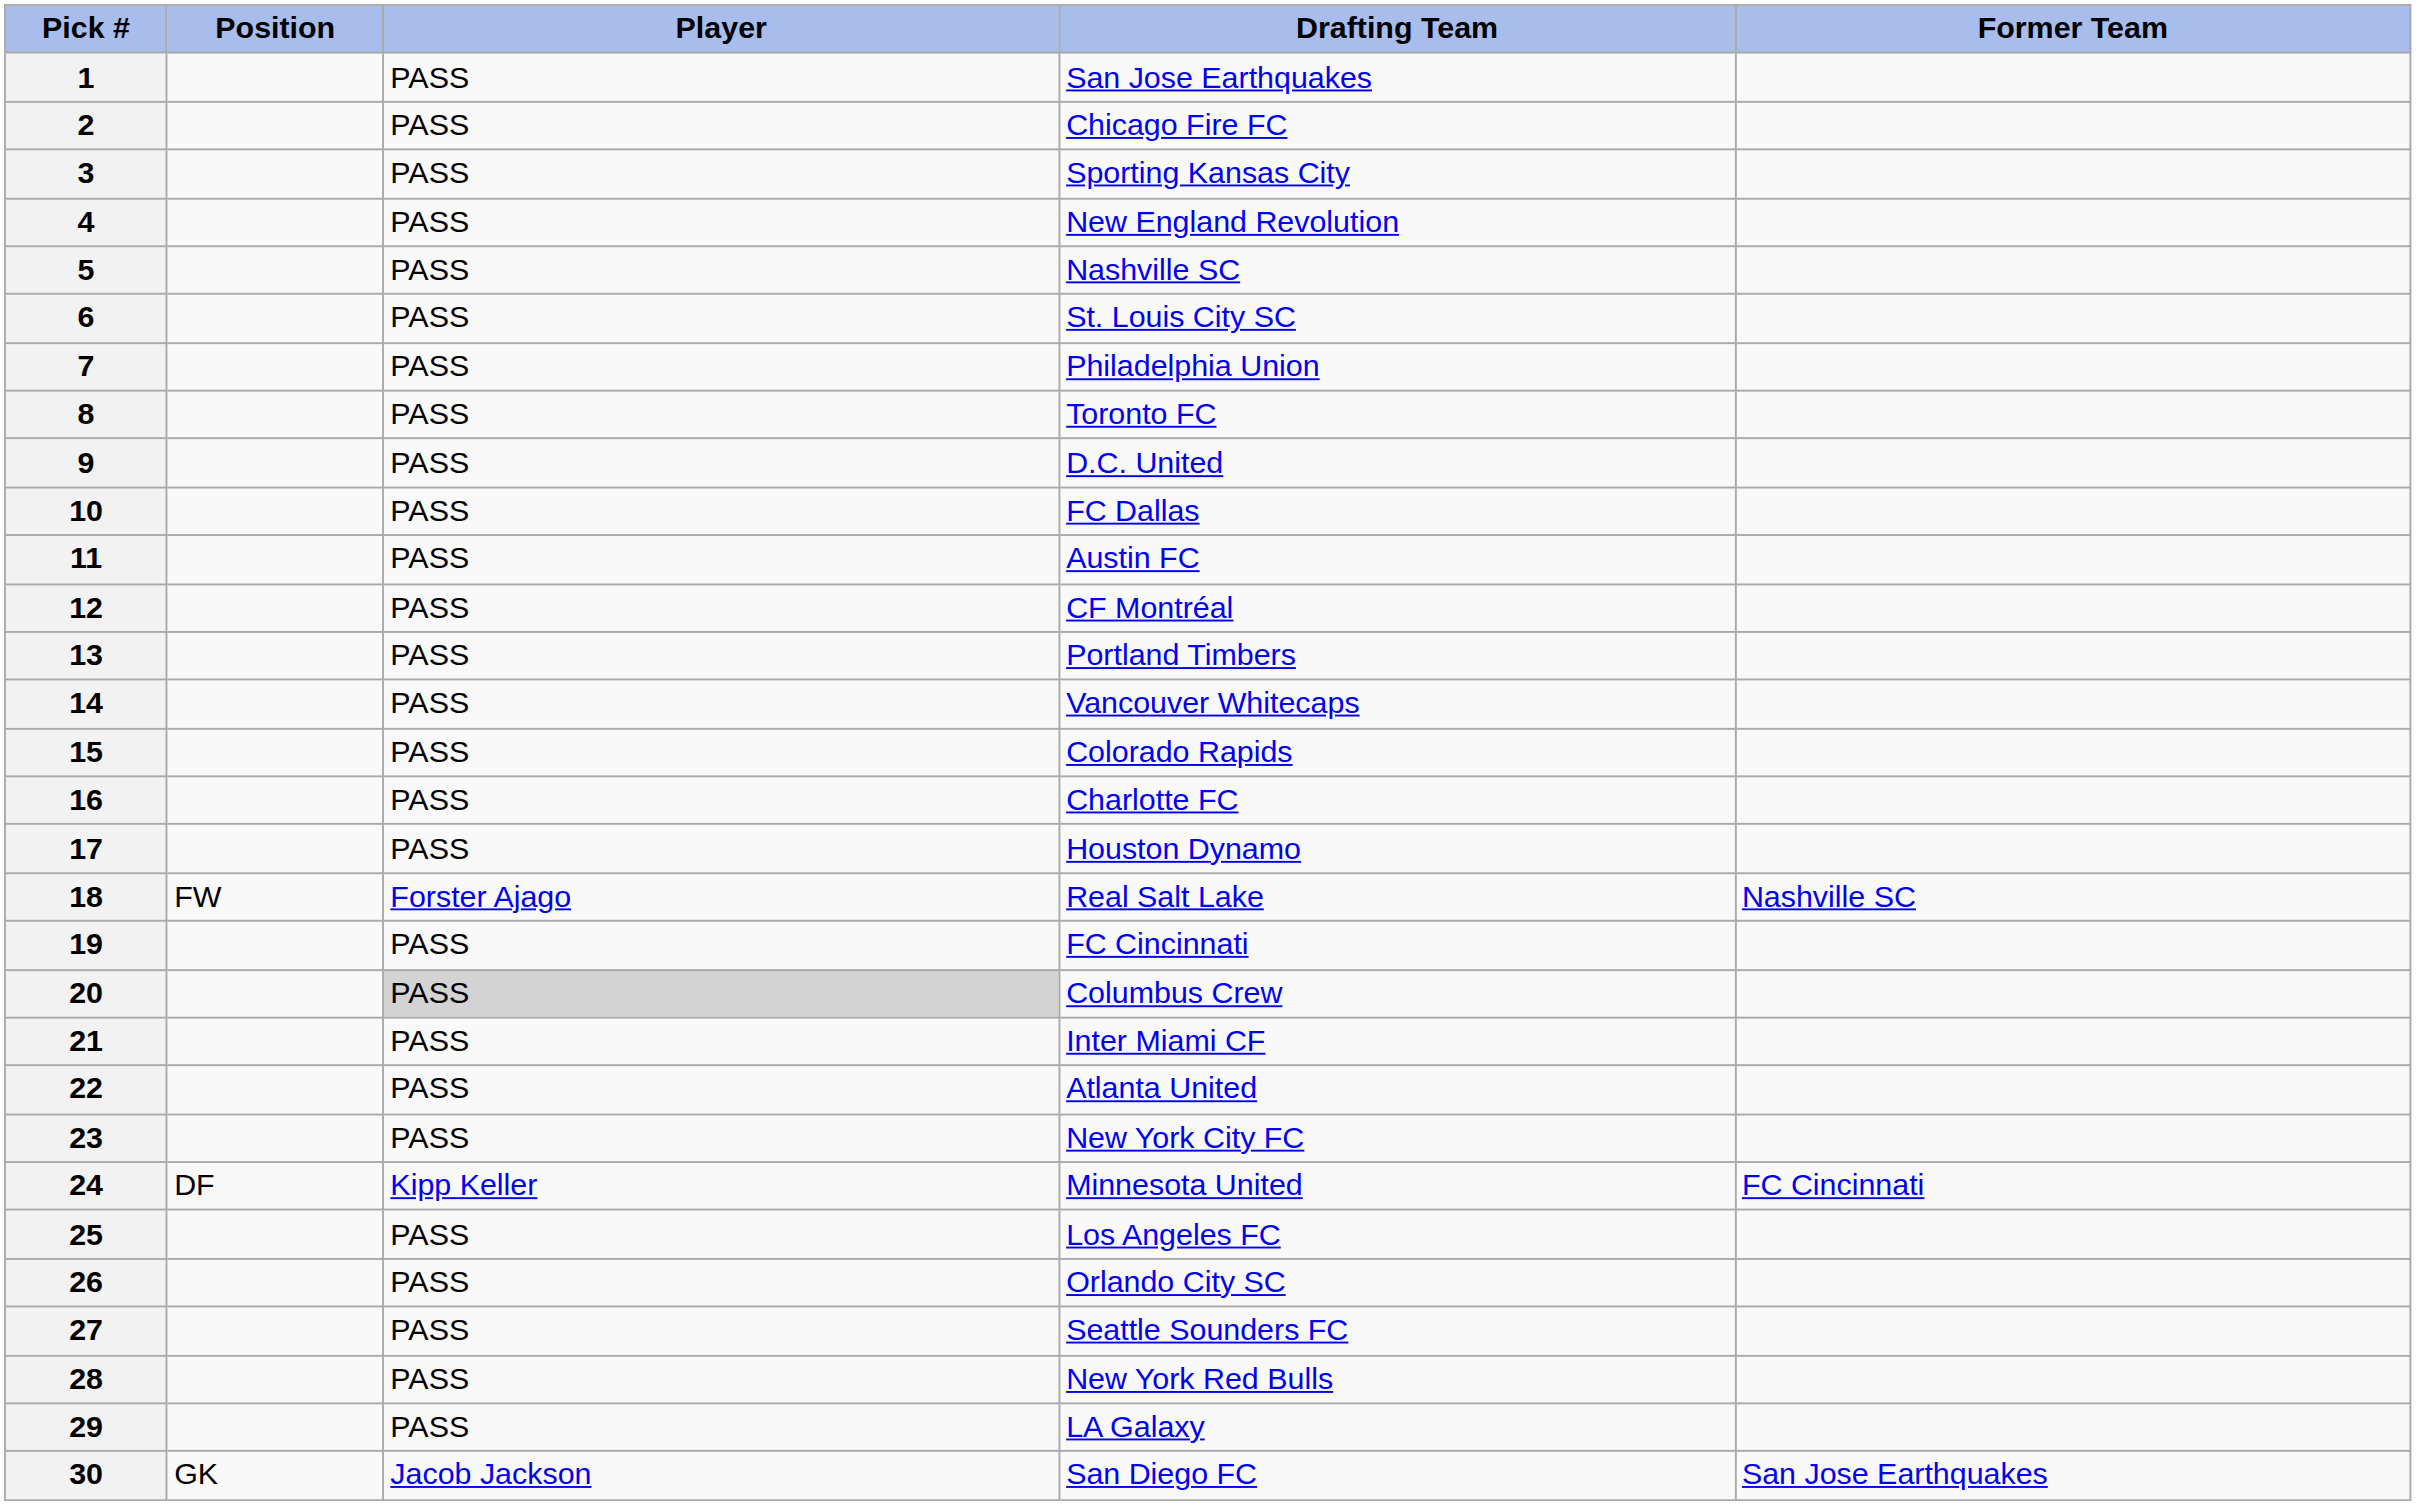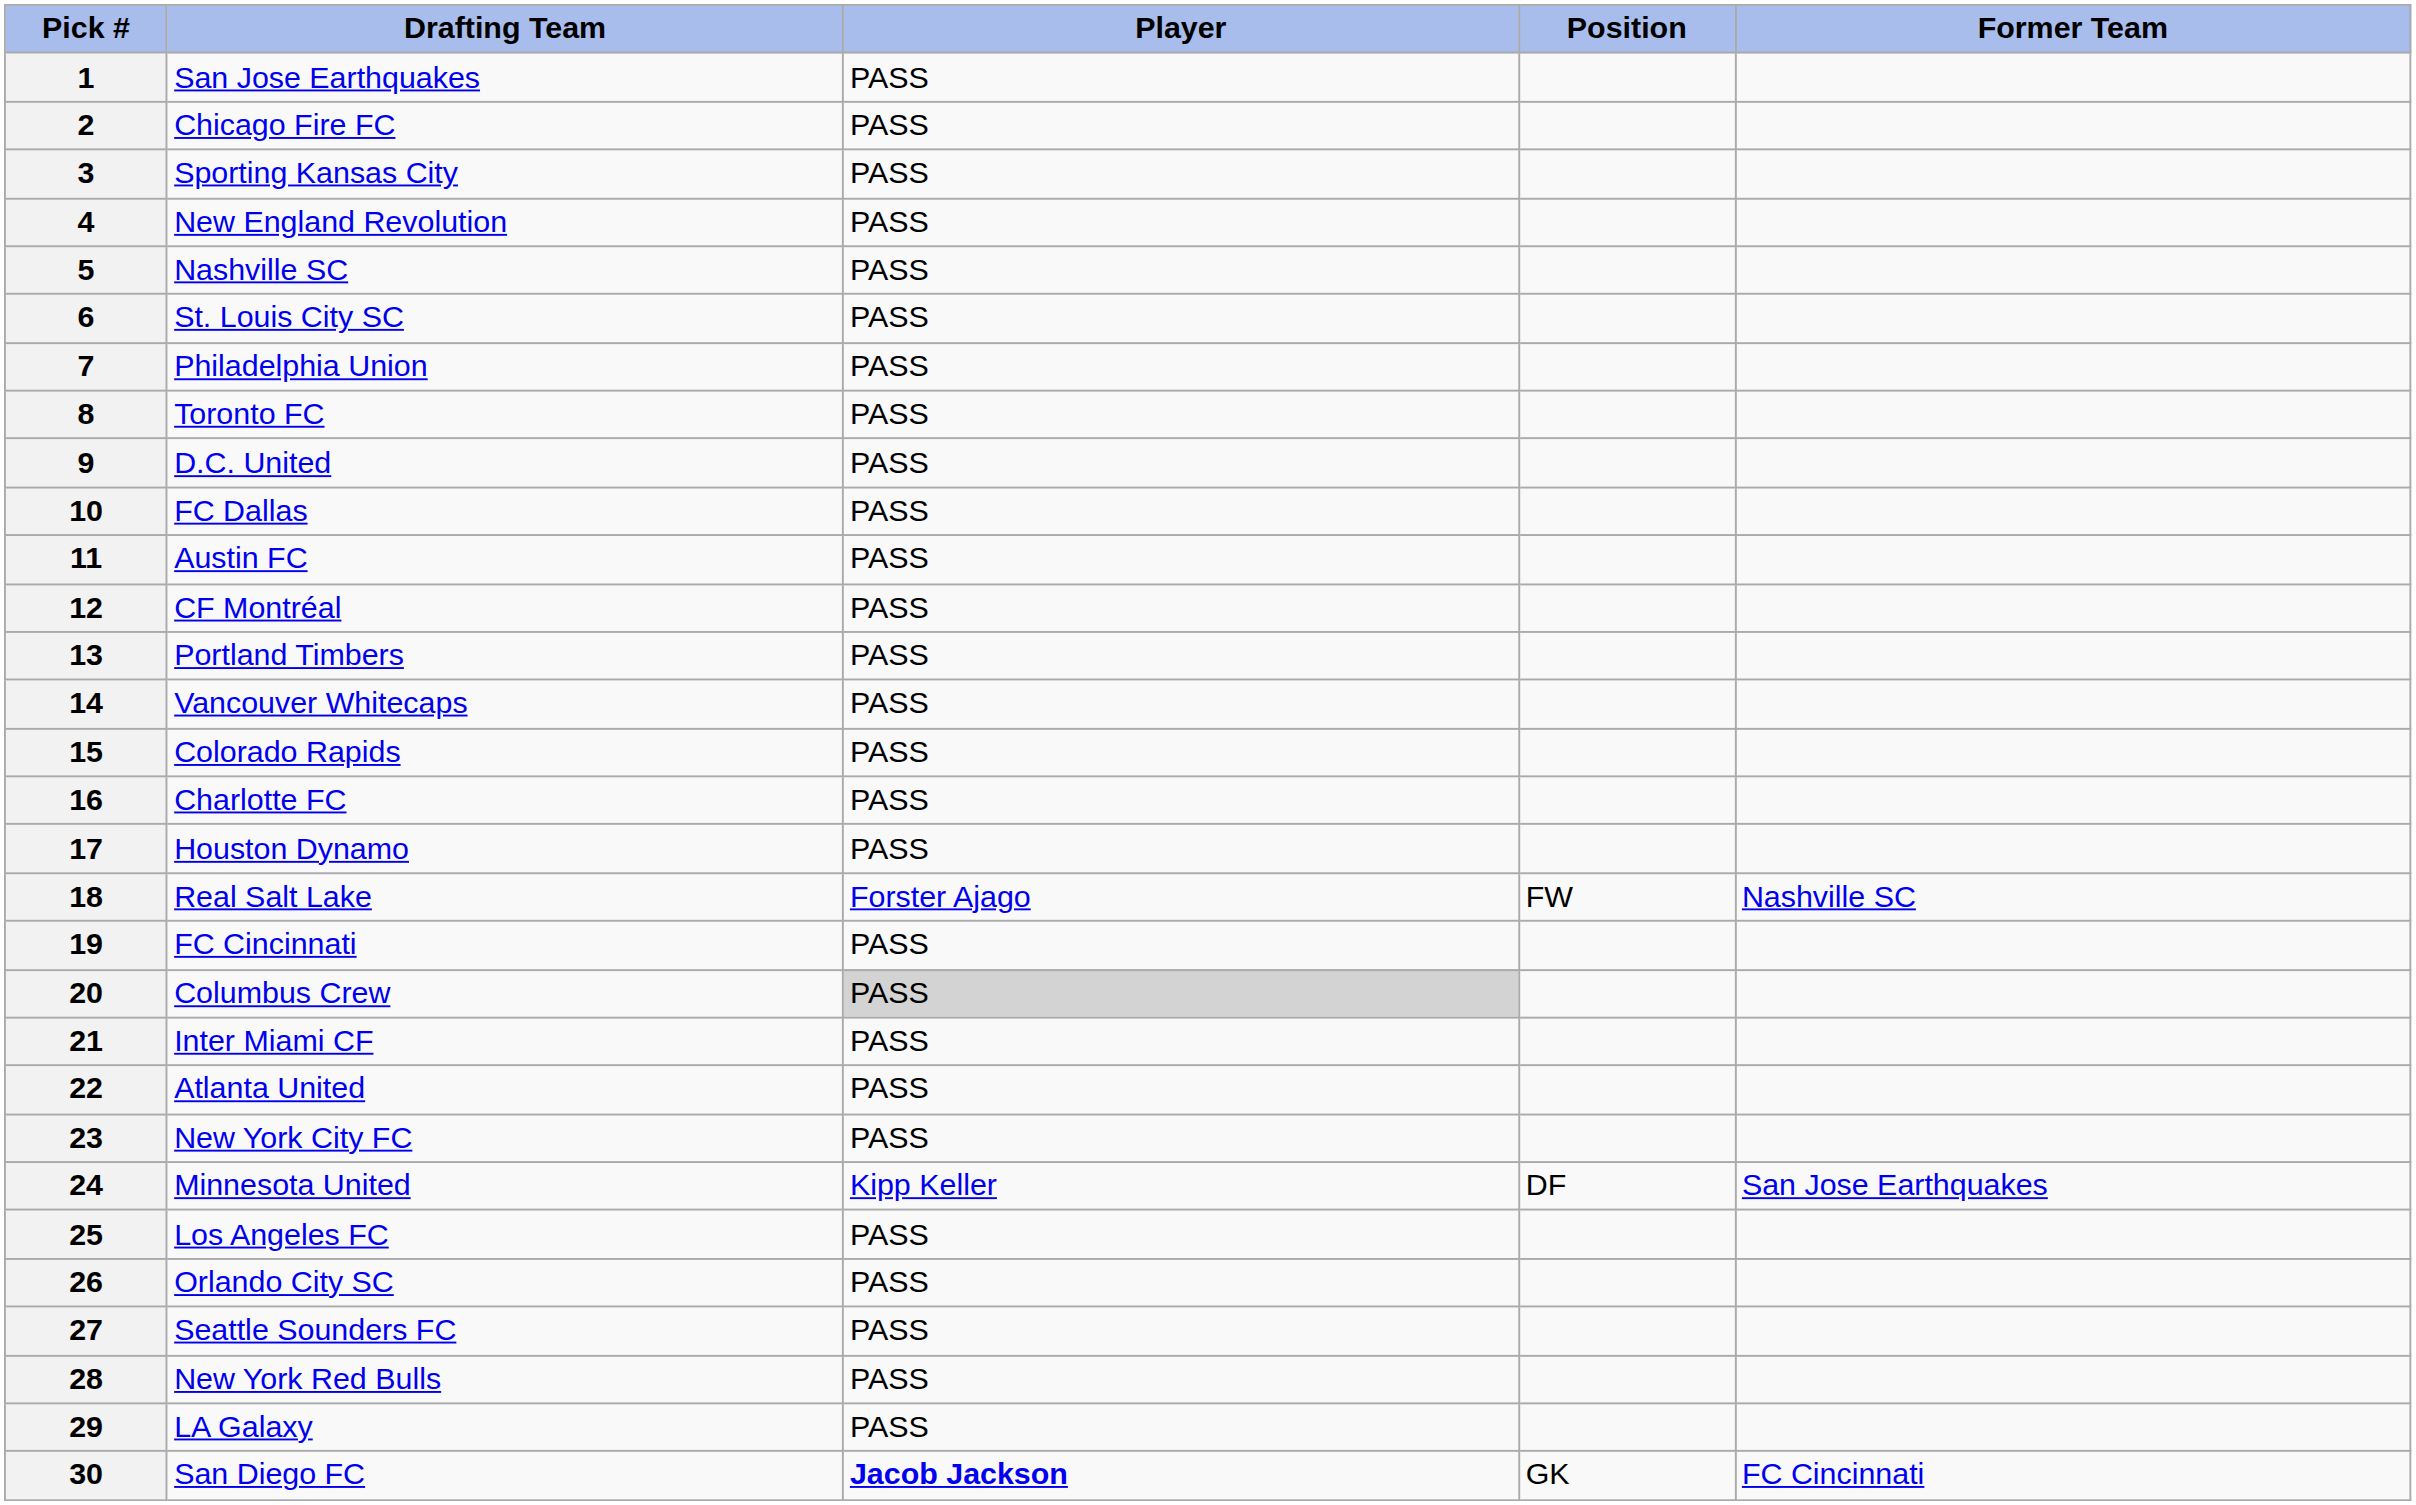columns swapped: (1397, 28) <-> (275, 28)
(1833, 1185) FC Cincinnati -> (1895, 1185) San Jose Earthquakes
(491, 1474) normal -> (959, 1474) bold
(1895, 1474) San Jose Earthquakes -> (1833, 1474) FC Cincinnati
